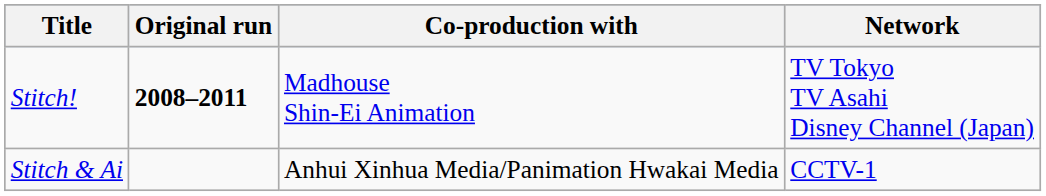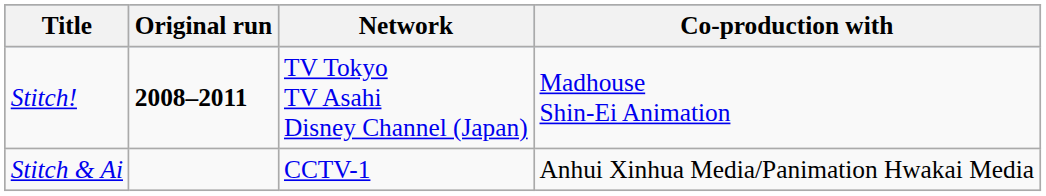columns swapped: (531, 25) <-> (912, 25)
